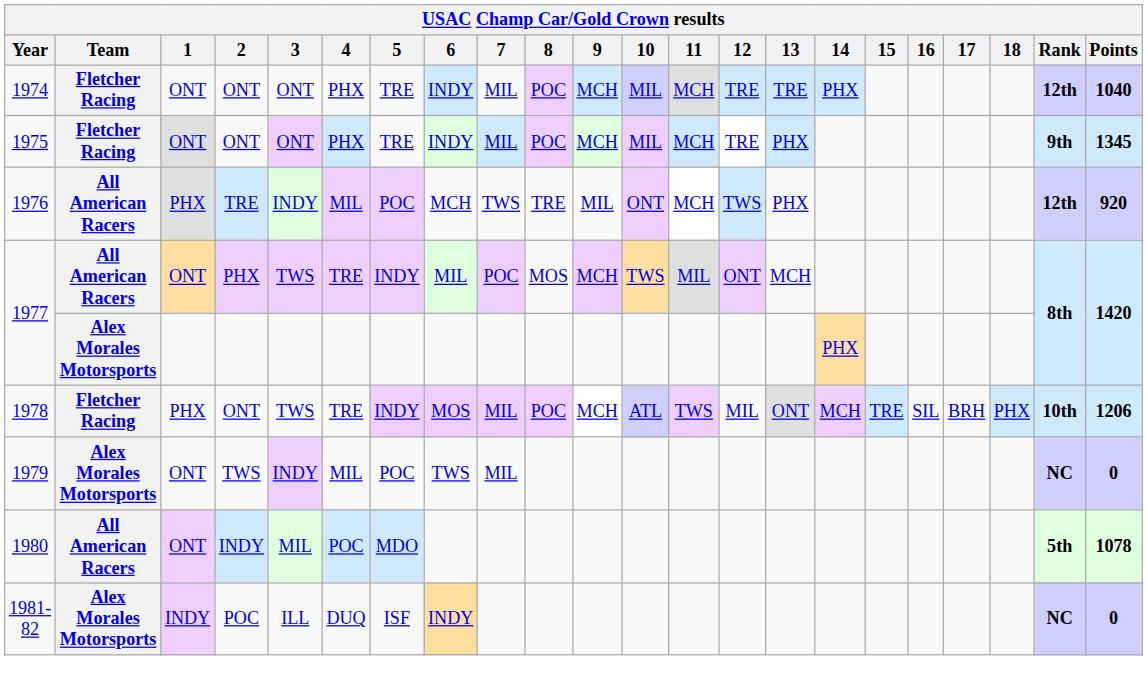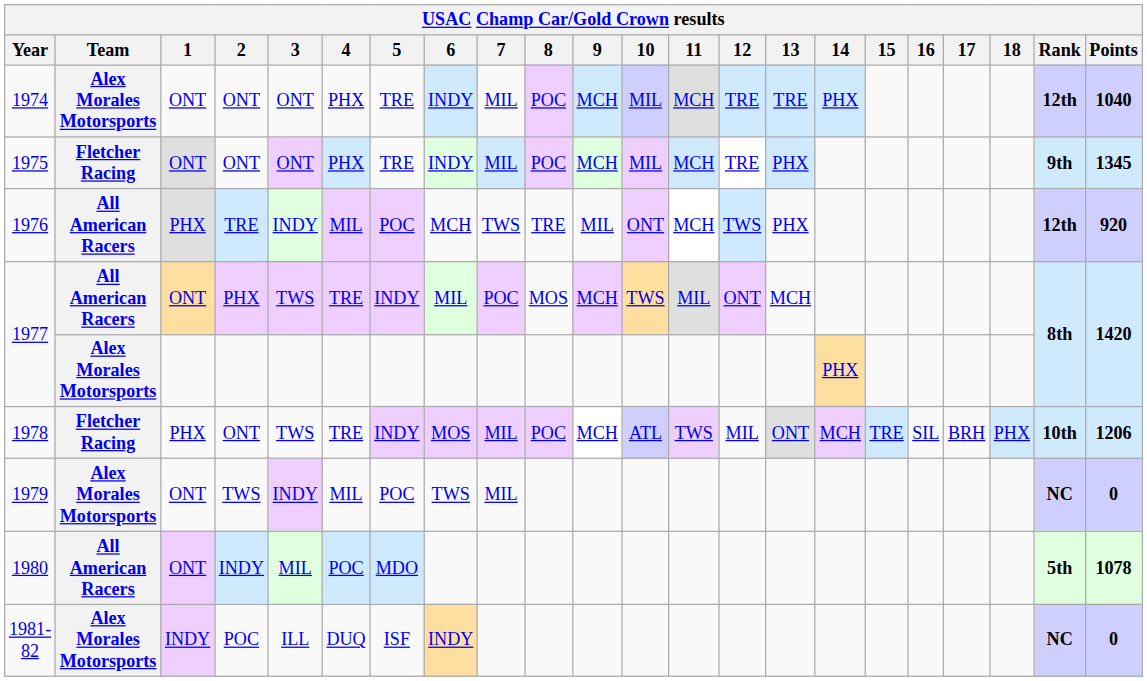(108, 90) Fletcher Racing -> (108, 101) Alex Morales Motorsports
